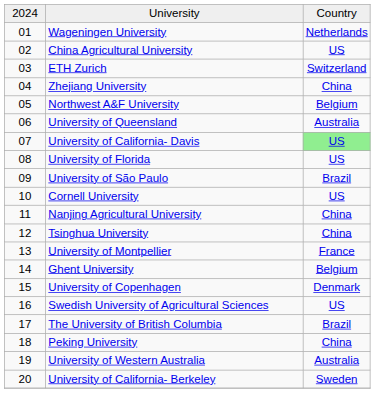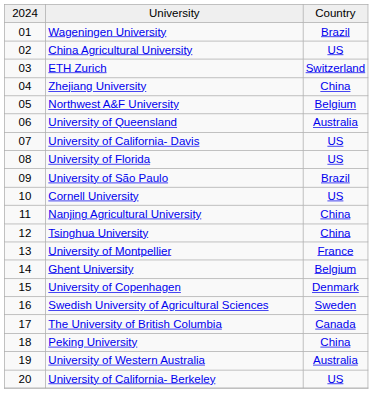(337, 31) Netherlands -> (335, 31) Brazil
(337, 141) lightgreen background -> (335, 141) no background
(337, 305) US -> (335, 305) Sweden
(337, 324) Brazil -> (335, 324) Canada
(337, 379) Sweden -> (335, 379) US
